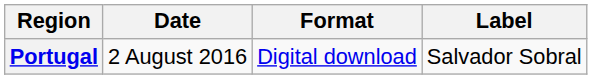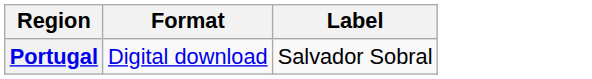- column: (178, 21)
